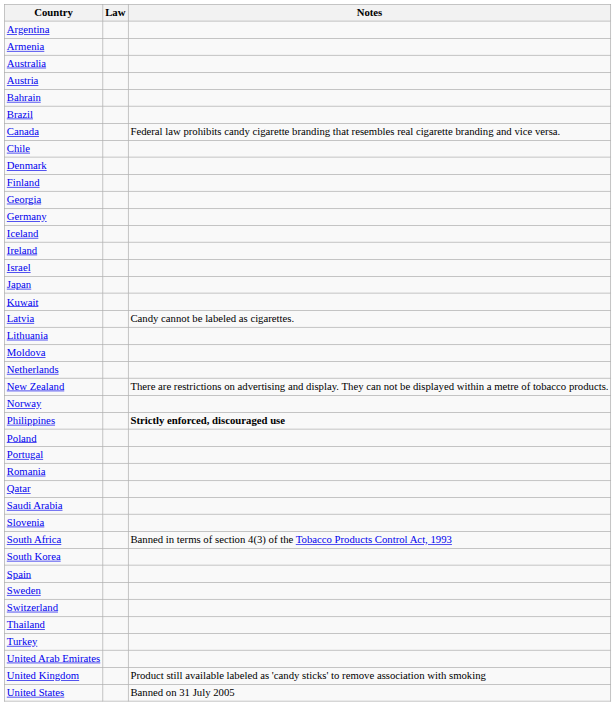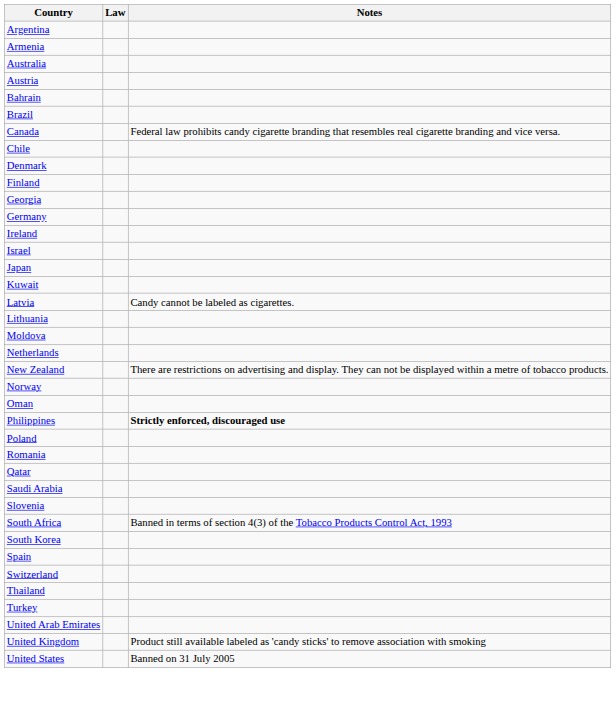- row: (23, 234)
+ row: (20, 404)
- row: (25, 455)
- row: (24, 591)
